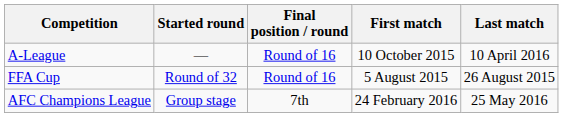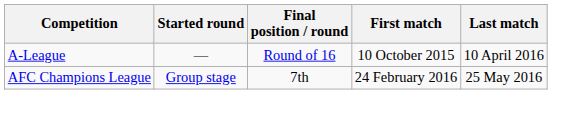- row: (34, 77)
